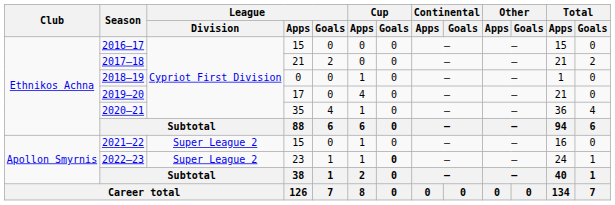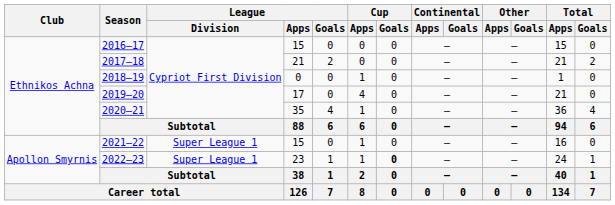(215, 143) Super League 2 -> (215, 143) Super League 1
(215, 159) Super League 2 -> (215, 159) Super League 1
